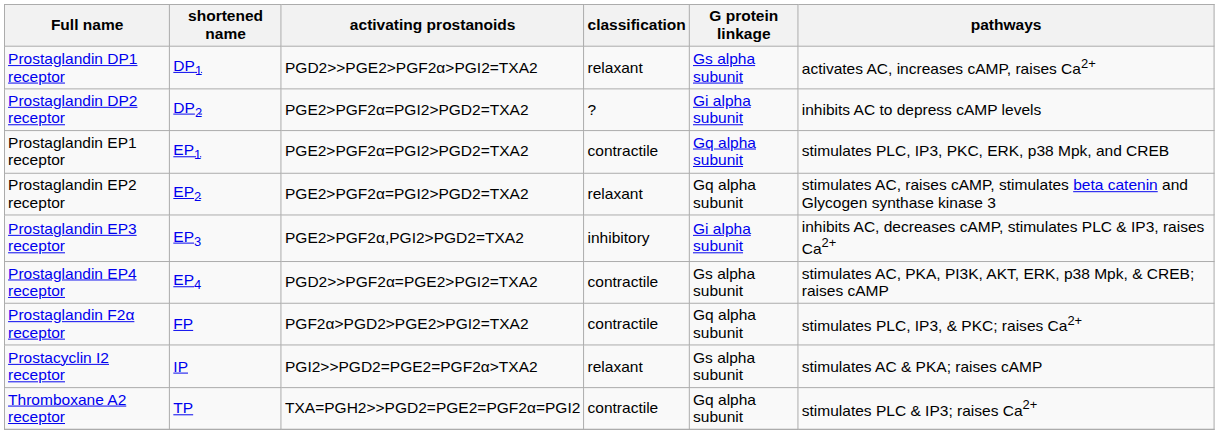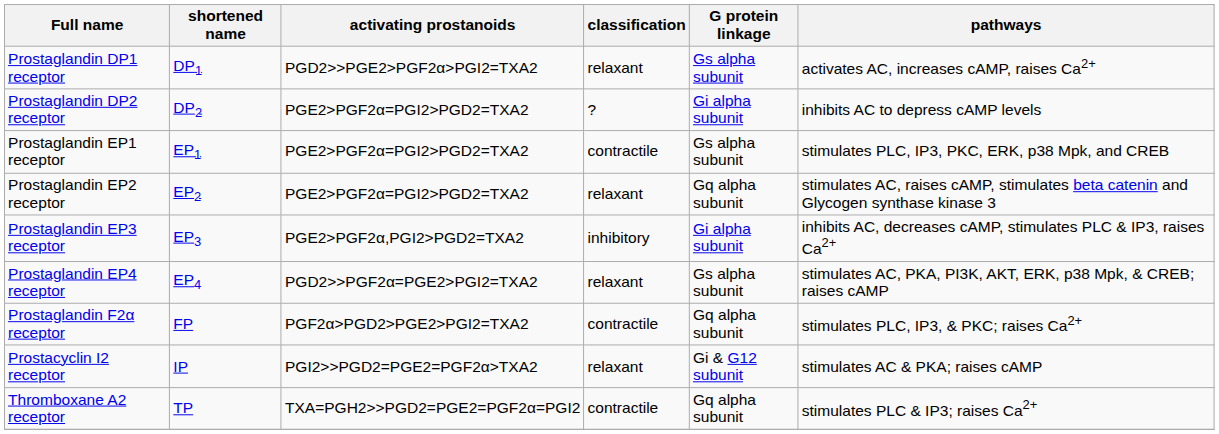(724, 151) Gq alpha subunit -> (724, 151) Gs alpha subunit
(623, 282) contractile -> (615, 282) relaxant
(724, 366) Gs alpha subunit -> (725, 366) Gi & G12 subunit
